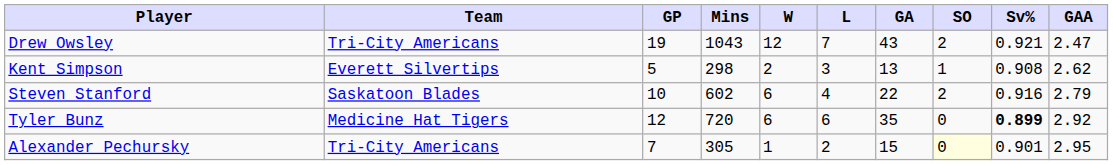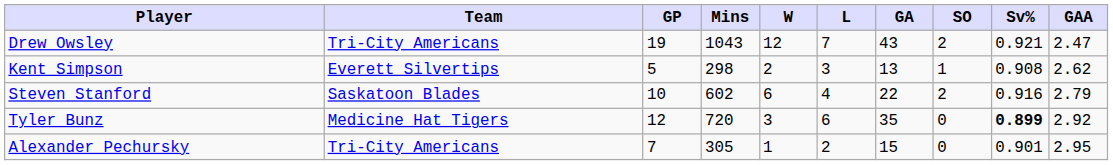(768, 121) 6 -> (768, 121) 3
(942, 147) lightyellow background -> (942, 147) no background
